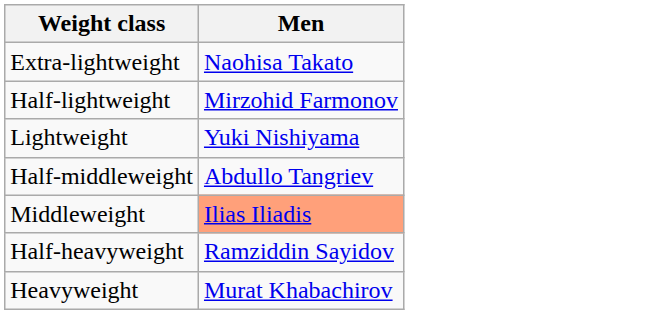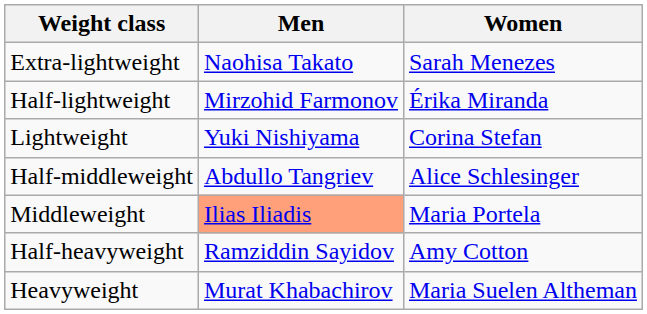+ column: (523, 23)
